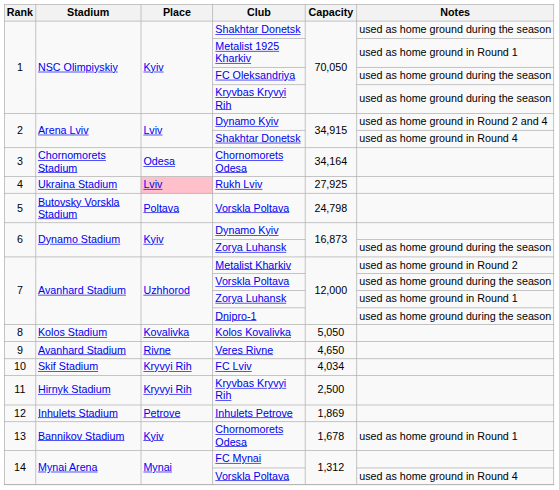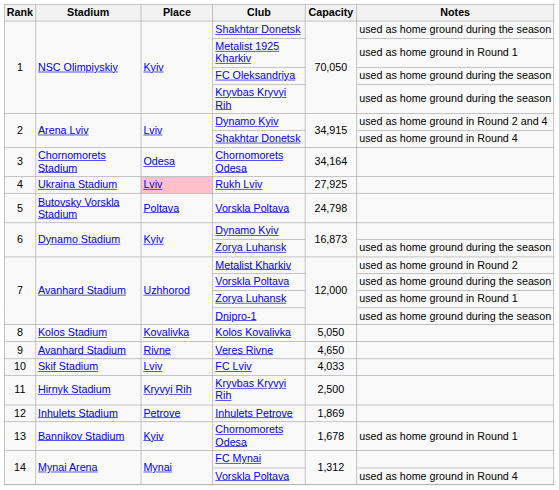(168, 367) Kryvyi Rih -> (153, 367) Lviv
(331, 367) 4,034 -> (331, 367) 4,033
